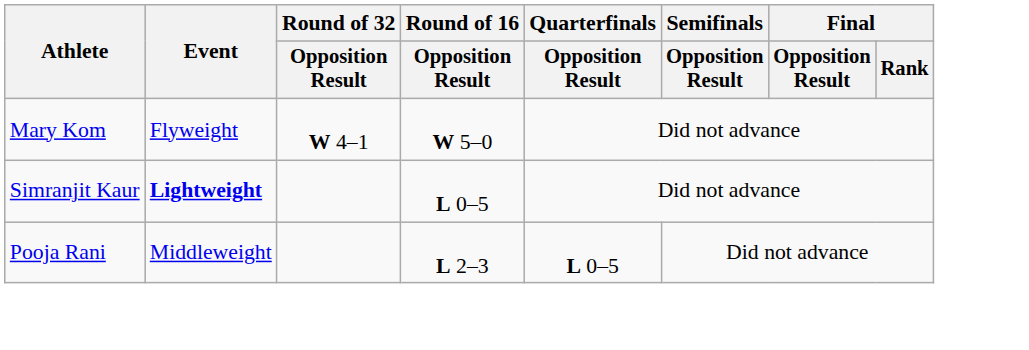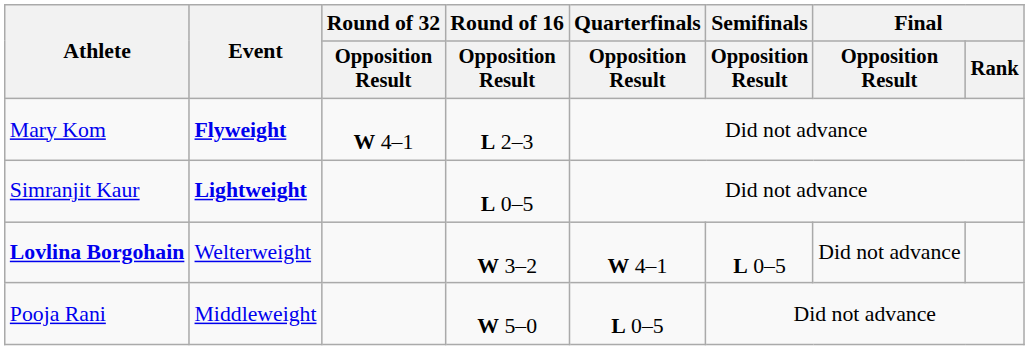(194, 129) normal -> (240, 129) bold
(462, 142) W 5–0 -> (507, 142) L 2–3
+ row: (97, 252)
(462, 265) L 2–3 -> (507, 327) W 5–0
